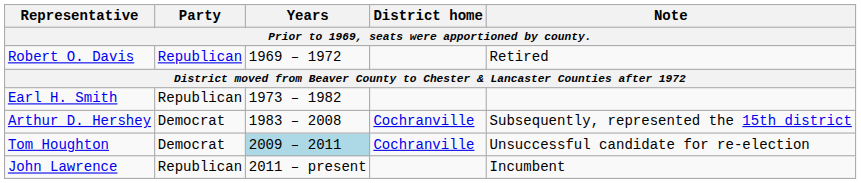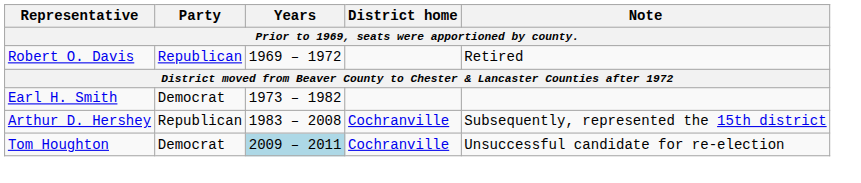(200, 99) Republican -> (192, 99) Democrat
(192, 122) Democrat -> (200, 122) Republican
- row: (63, 167)
